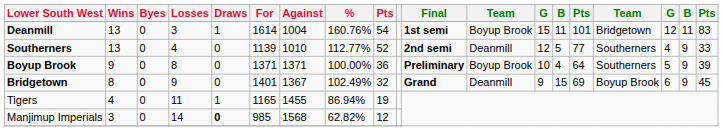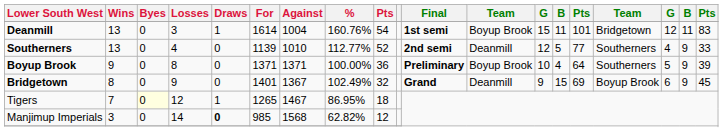(111, 100) 4 -> (111, 100) 7
(143, 100) no background -> (143, 100) lightyellow background
(177, 100) 11 -> (177, 100) 12
(264, 100) 1165 -> (265, 100) 1265
(294, 100) 1455 -> (294, 100) 1467
(346, 100) 86.94% -> (346, 100) 86.95%
(383, 100) 19 -> (383, 100) 18
